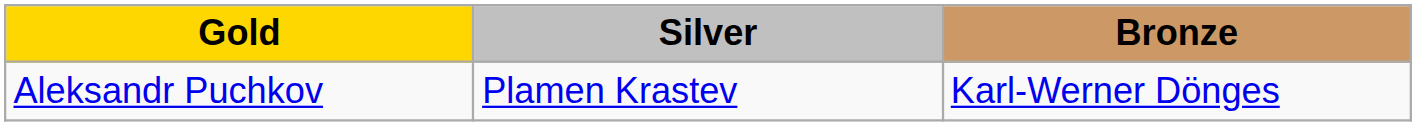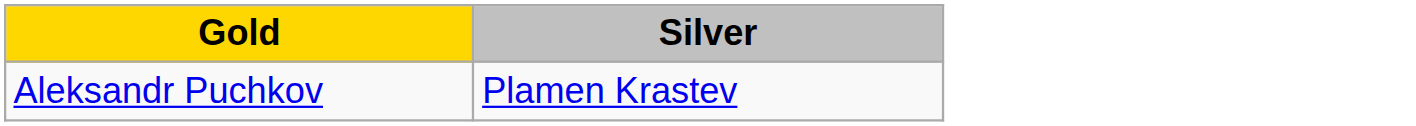- column: (1177, 33)
